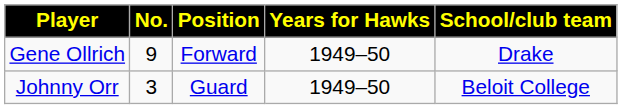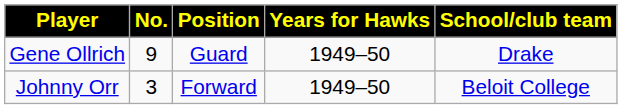(219, 53) Forward -> (219, 53) Guard
(219, 86) Guard -> (219, 86) Forward
